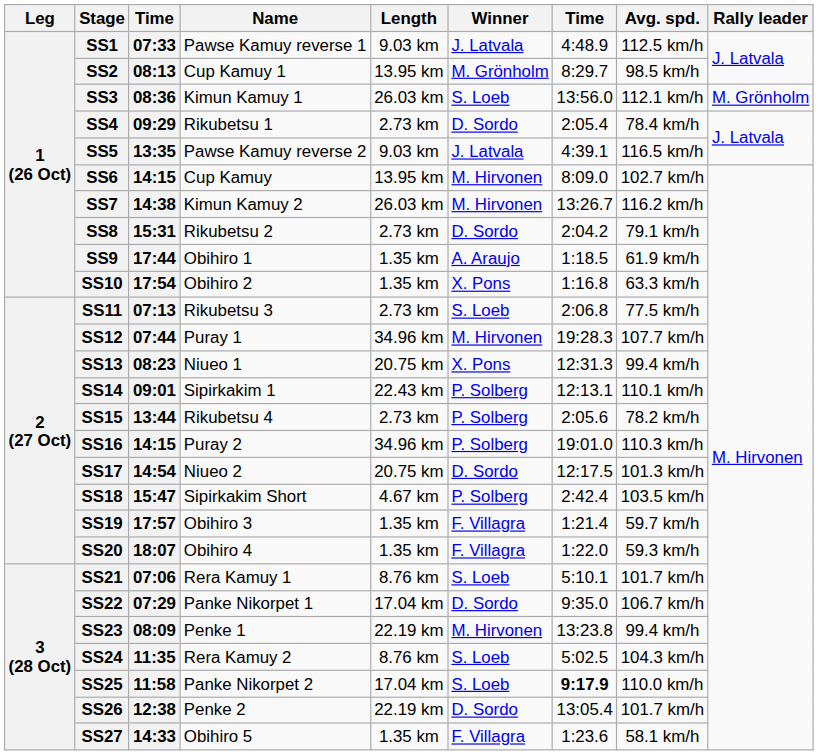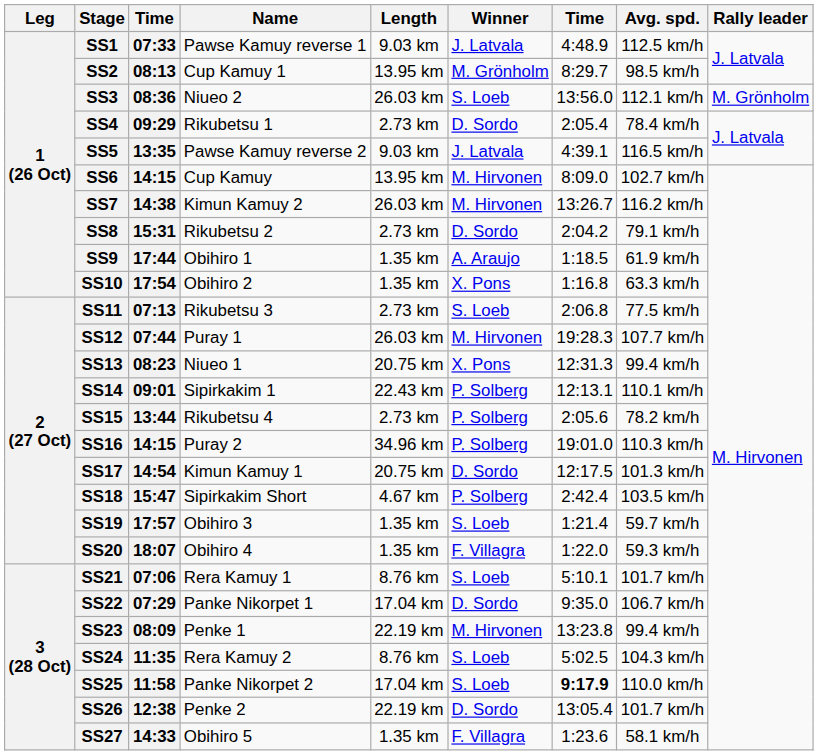(243, 98) Kimun Kamuy 1 -> (213, 98) Niueo 2
(409, 338) 34.96 km -> (409, 338) 26.03 km
(213, 471) Niueo 2 -> (243, 471) Kimun Kamuy 1
(488, 524) F. Villagra -> (480, 524) S. Loeb
